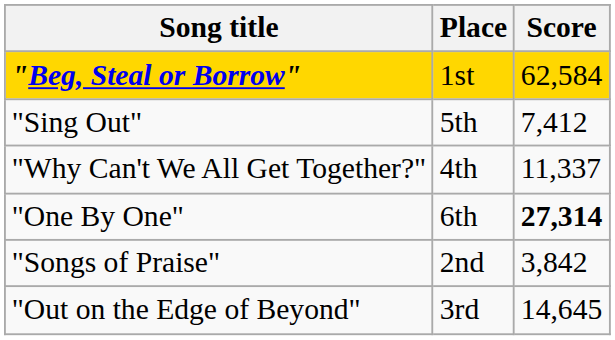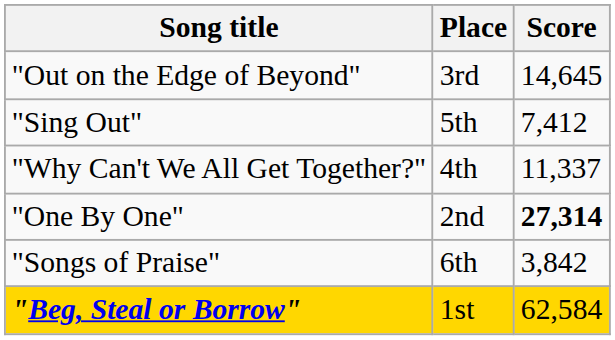rows swapped: (186, 309) <-> (156, 74)
(459, 215) 6th -> (462, 215) 2nd
(462, 262) 2nd -> (459, 262) 6th
